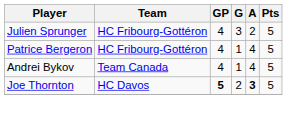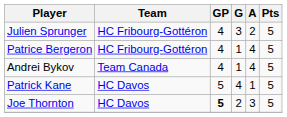+ row: (39, 85)
(252, 85) bold -> (252, 103) normal
